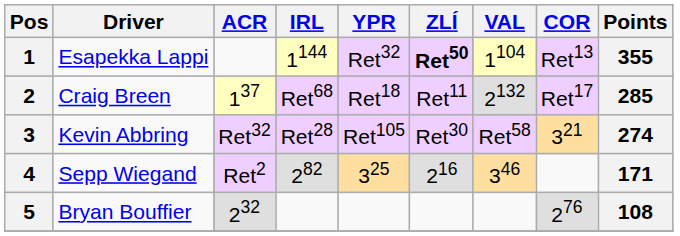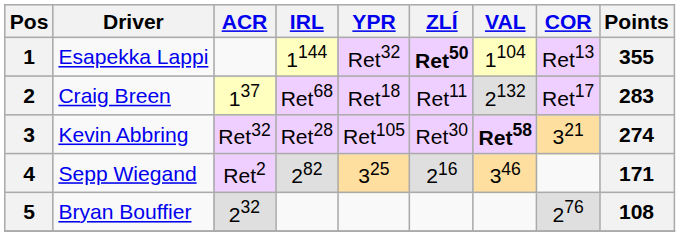(635, 96) 285 -> (636, 96) 283
(505, 134) normal -> (505, 134) bold
